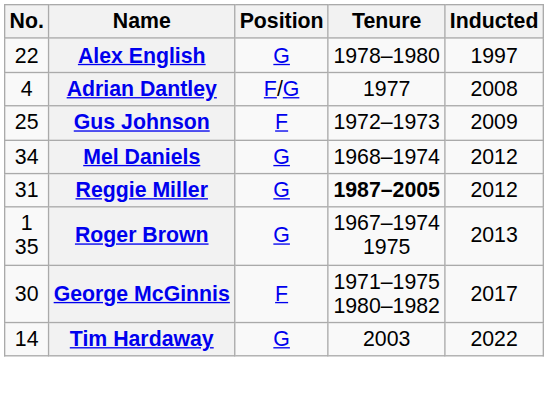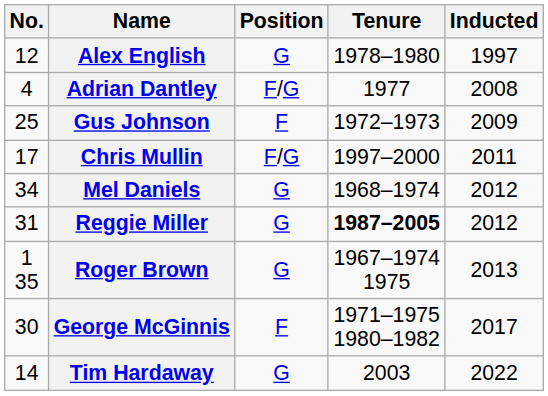(27, 55) 22 -> (27, 55) 12
+ row: (142, 156)
